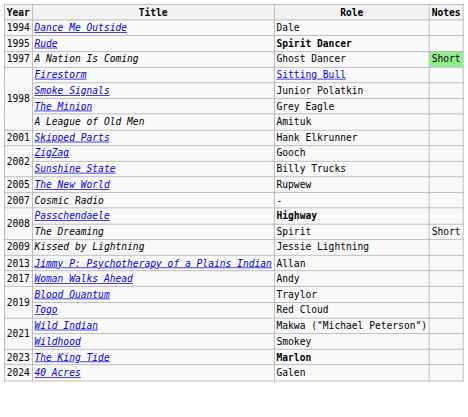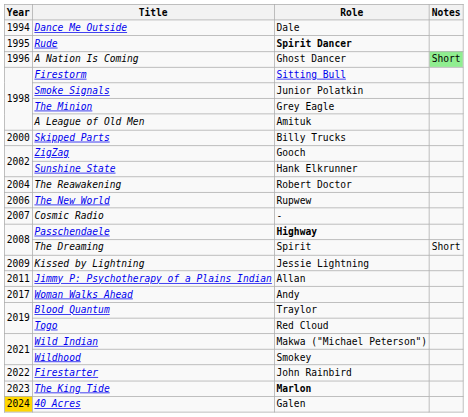(18, 59) 1997 -> (18, 59) 1996
(18, 138) 2001 -> (18, 138) 2000
(317, 138) Hank Elkrunner -> (311, 138) Billy Trucks
(311, 169) Billy Trucks -> (317, 169) Hank Elkrunner
+ row: (78, 185)
(18, 185) 2005 -> (18, 200) 2006
(18, 263) 2013 -> (18, 279) 2011
+ row: (66, 373)
(18, 373) no background -> (18, 404) gold background
